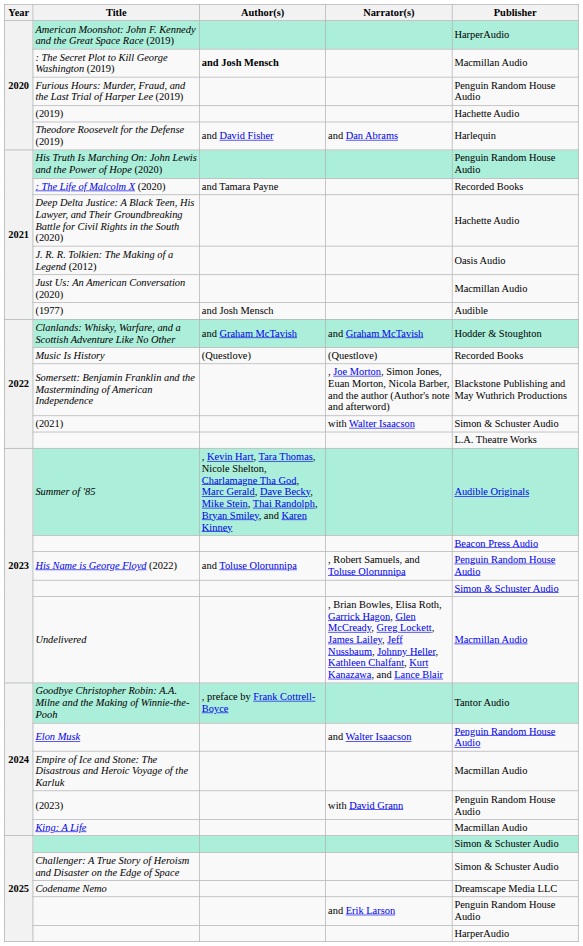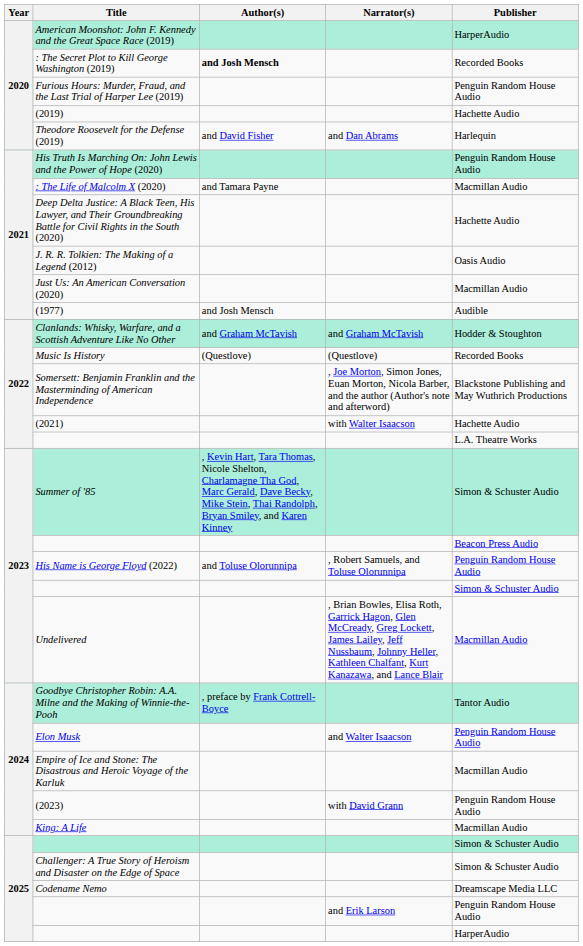(491, 63) Macmillan Audio -> (489, 63) Recorded Books
(489, 186) Recorded Books -> (491, 186) Macmillan Audio
(507, 423) Simon & Schuster Audio -> (487, 423) Hachette Audio
(492, 492) Audible Originals -> (507, 492) Simon & Schuster Audio
